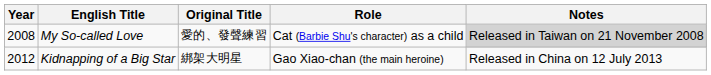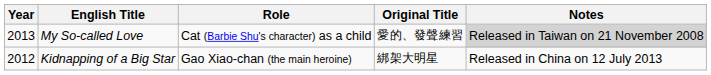columns swapped: (224, 14) <-> (368, 14)
(21, 36) 2008 -> (21, 36) 2013
